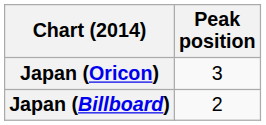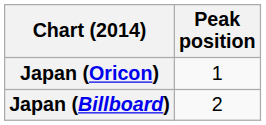(217, 73) 3 -> (217, 73) 1
